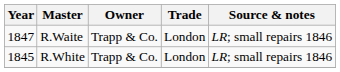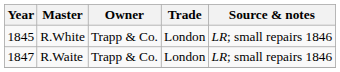rows swapped: (62, 57) <-> (62, 36)
